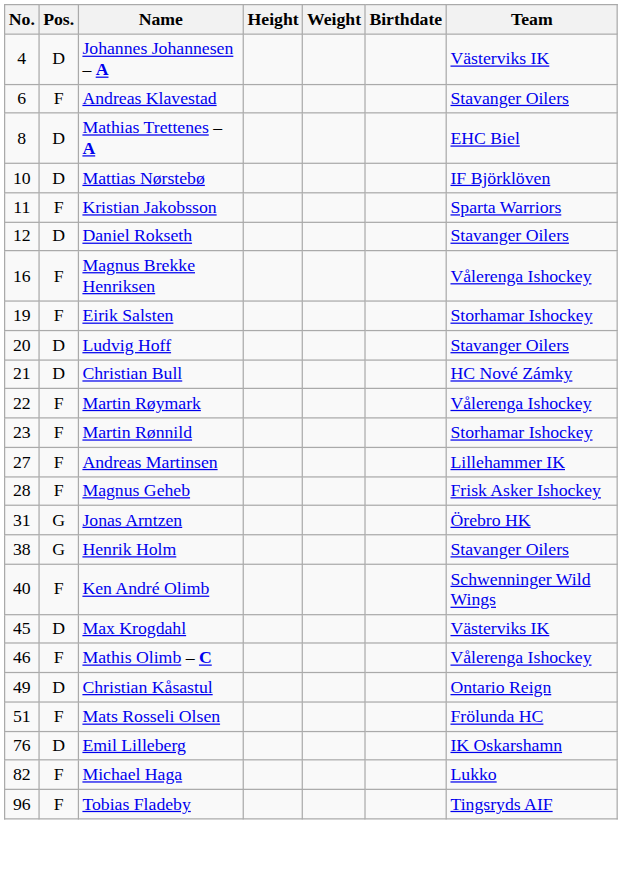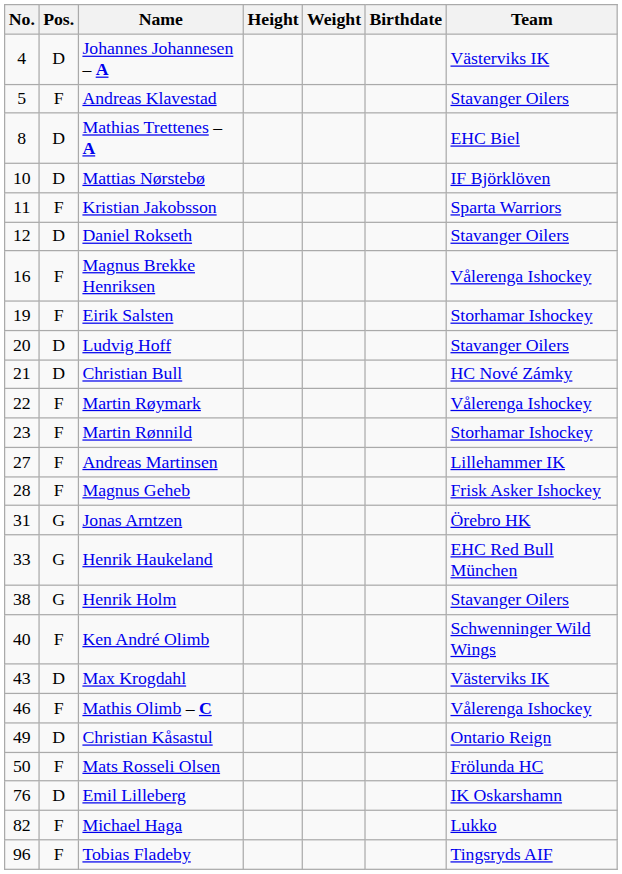(22, 98) 6 -> (22, 98) 5
+ row: (148, 560)
(22, 628) 45 -> (22, 679) 43
(22, 716) 51 -> (22, 766) 50
